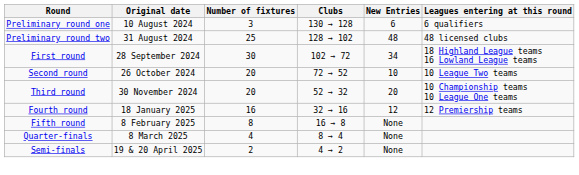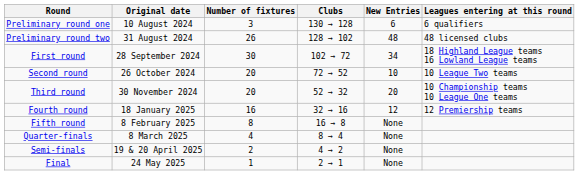(251, 38) 25 -> (251, 38) 26
+ row: (58, 163)
